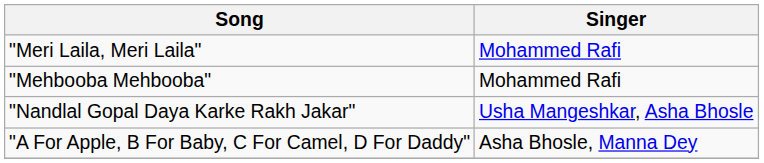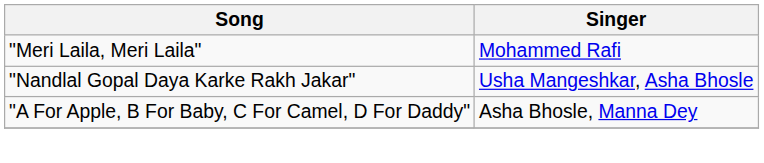- row: (110, 81)
